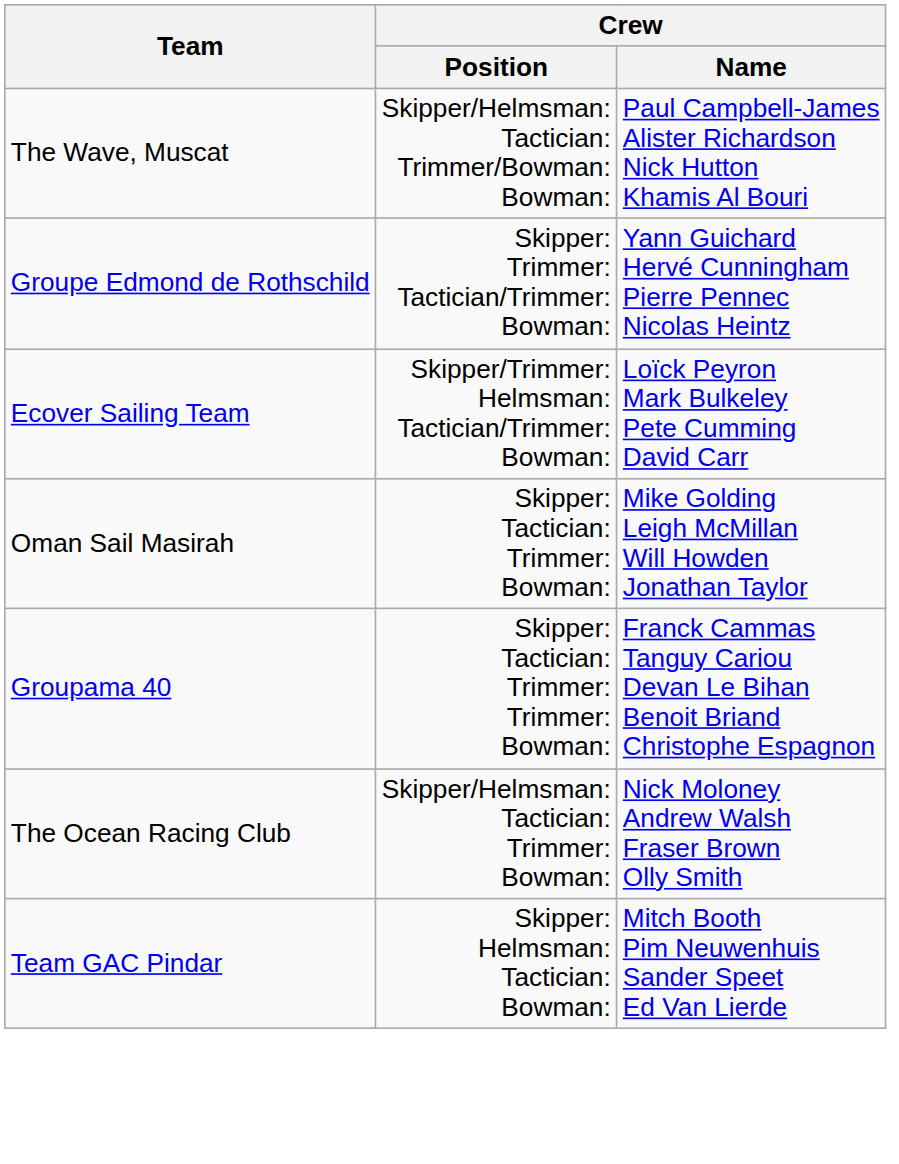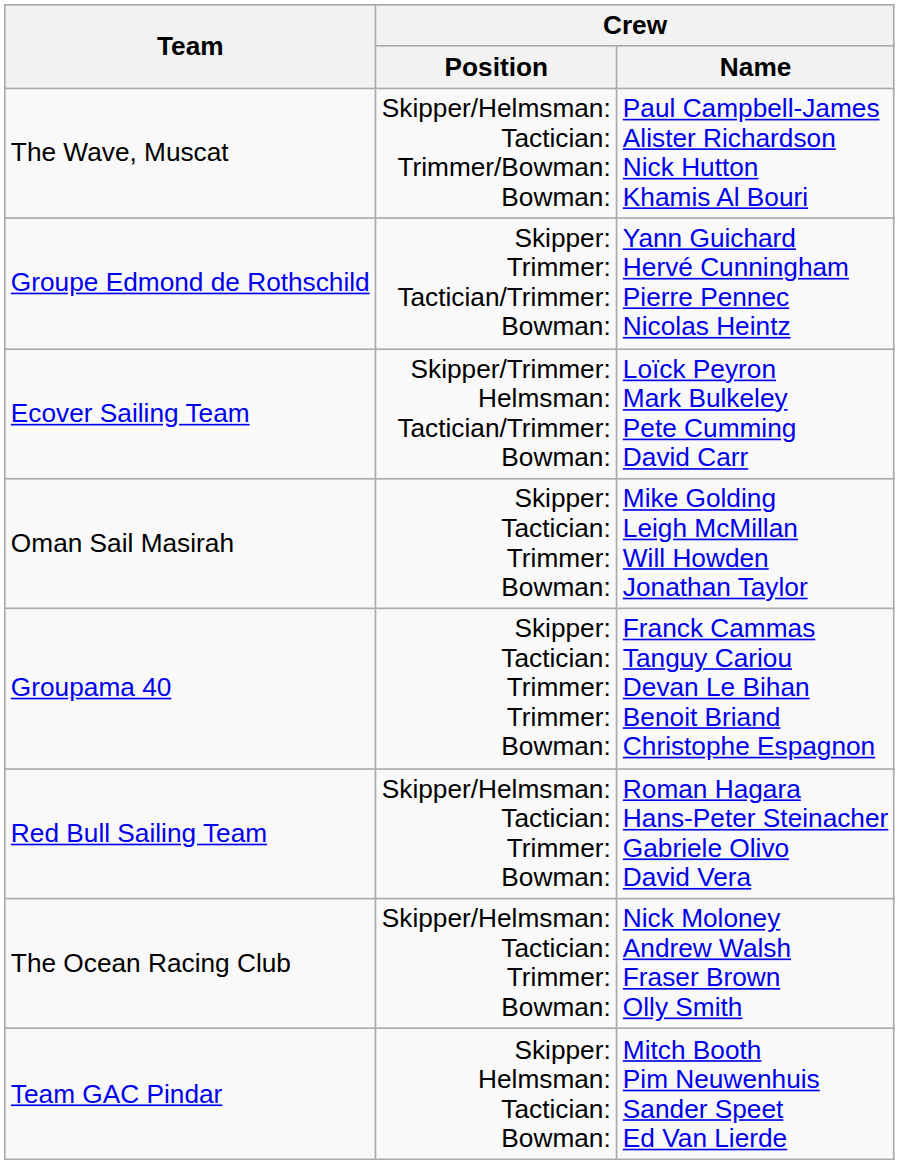+ row: (139, 833)
